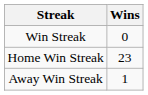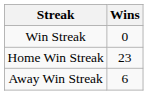(125, 79) 1 -> (125, 79) 6
